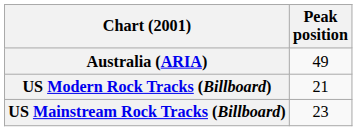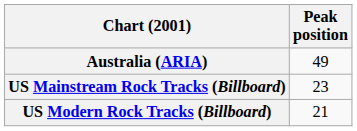rows swapped: (147, 86) <-> (147, 112)
